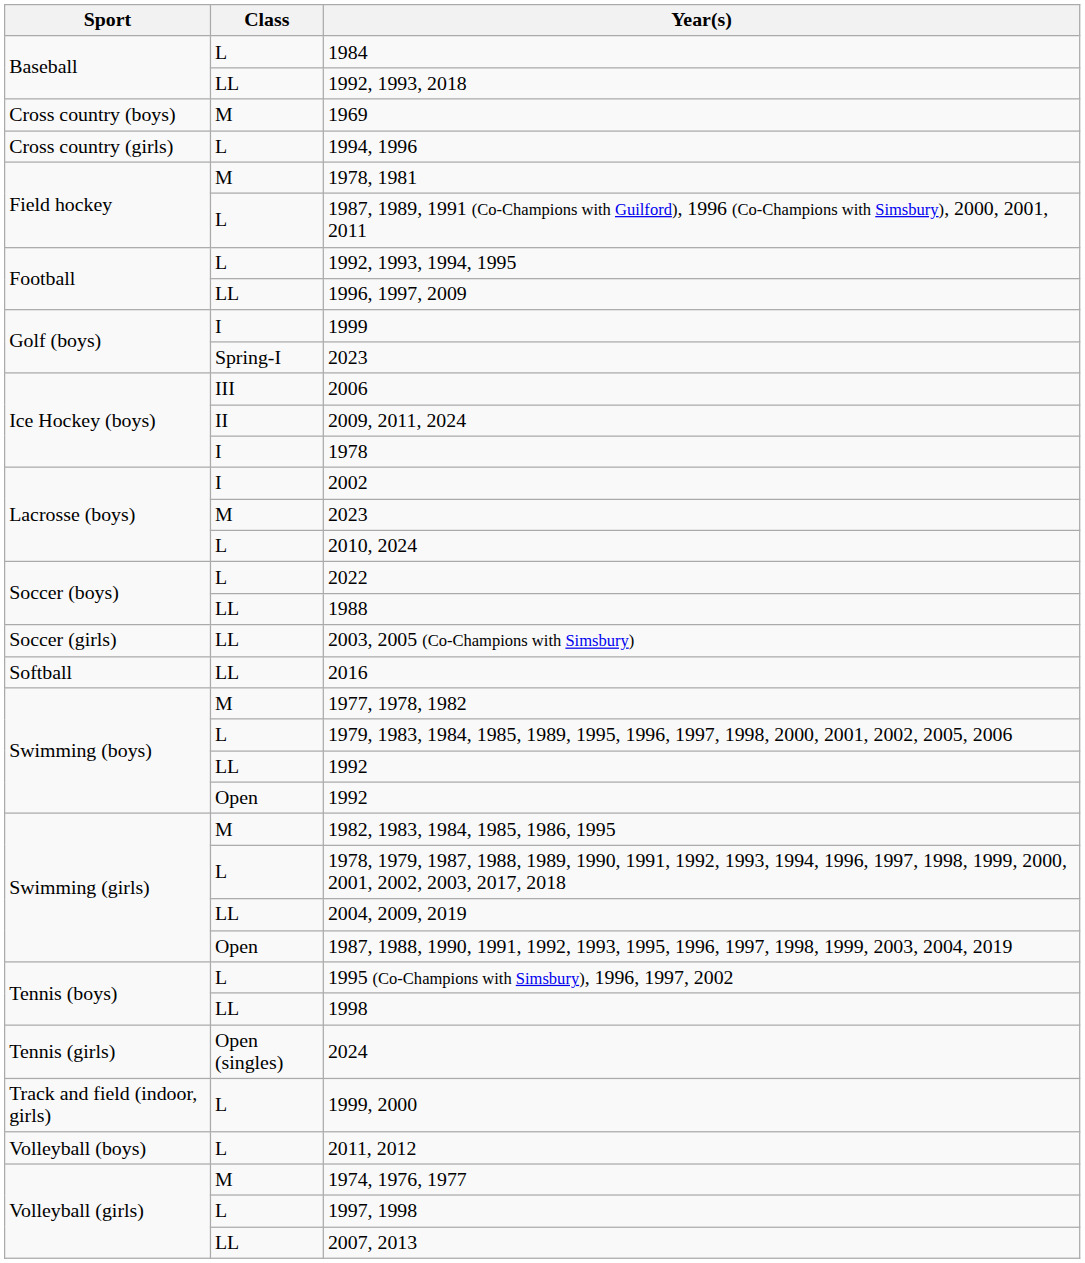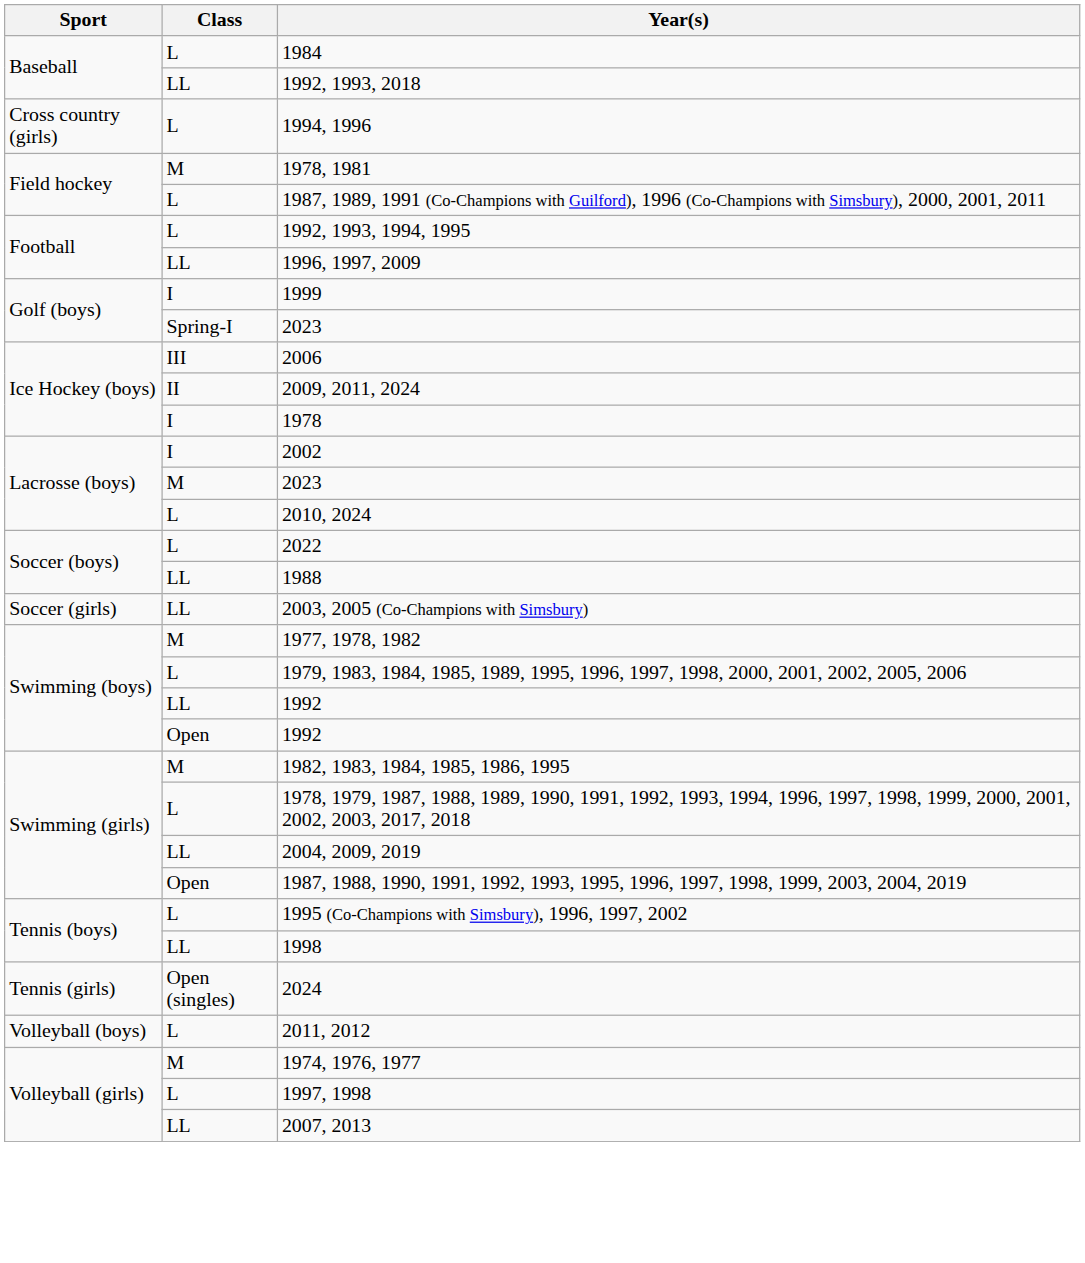- row: (224, 114)
- row: (227, 671)
- row: (221, 1105)
